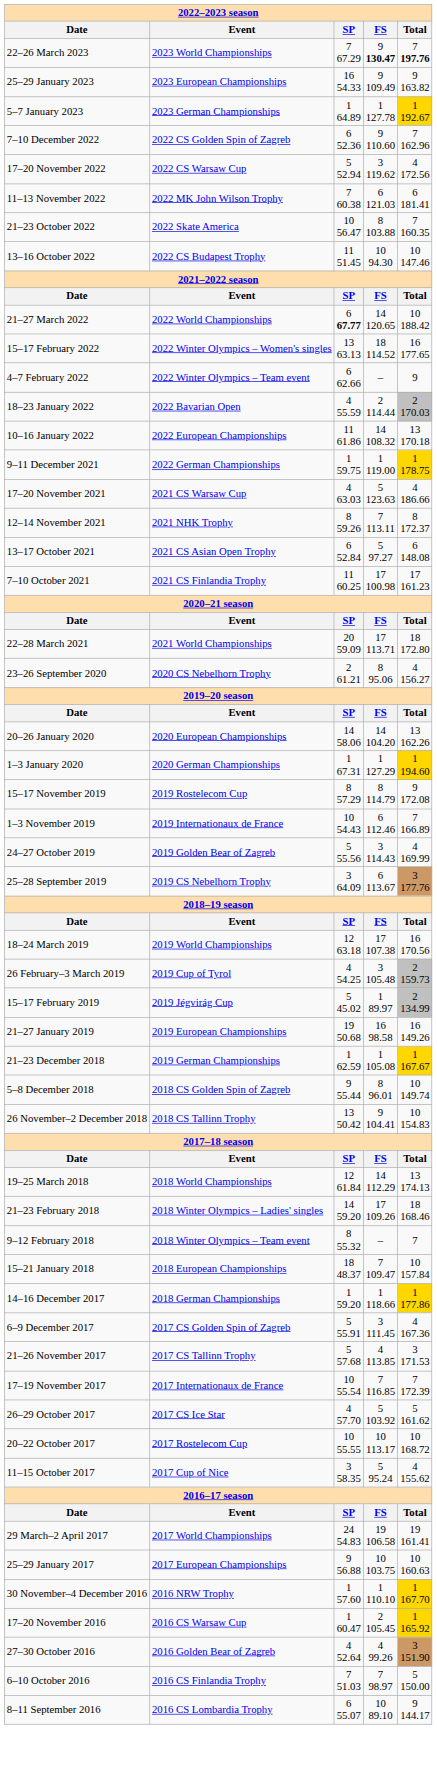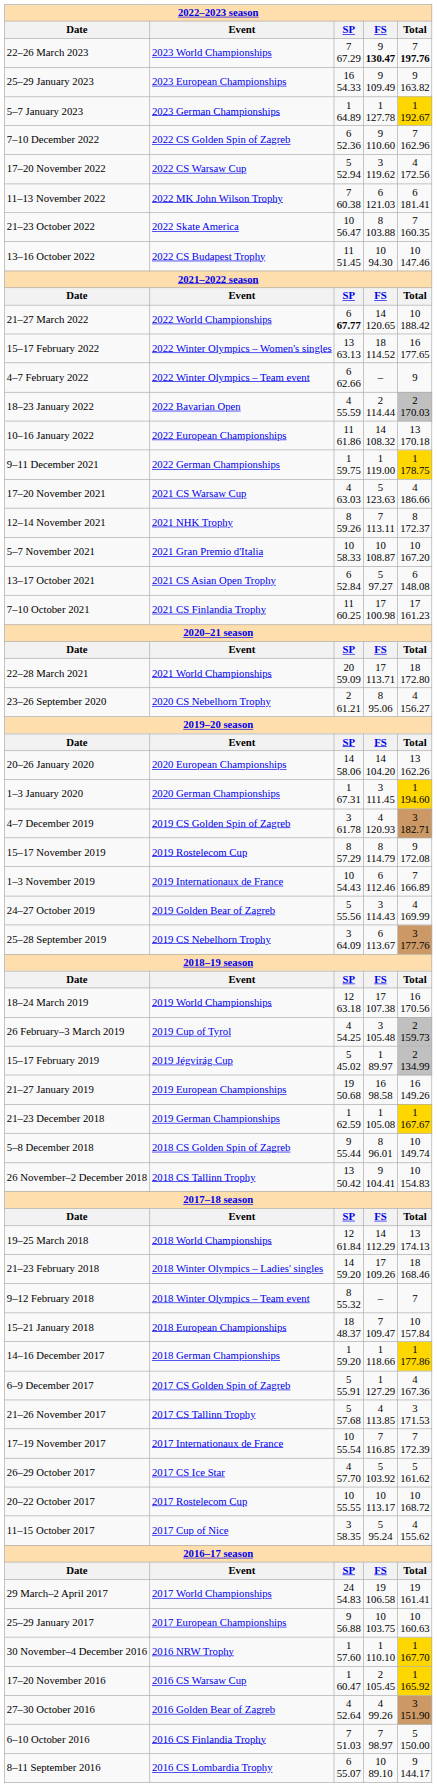+ row: (51, 552)
(380, 765) 1 127.29 -> (380, 794) 3 111.45
+ row: (50, 823)
(380, 1327) 3 111.45 -> (380, 1385) 1 127.29
